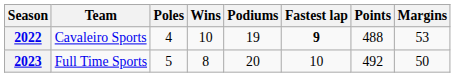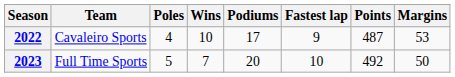(253, 38) 19 -> (253, 38) 17
(316, 38) bold -> (316, 38) normal
(373, 38) 488 -> (373, 38) 487
(206, 60) 8 -> (206, 60) 7
